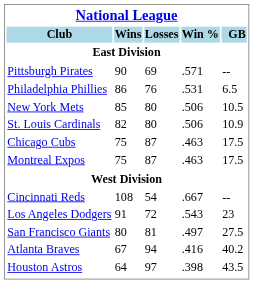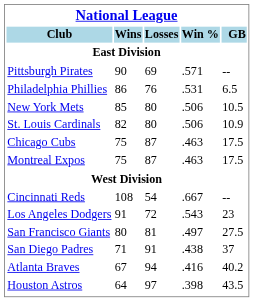+ row: (50, 249)
